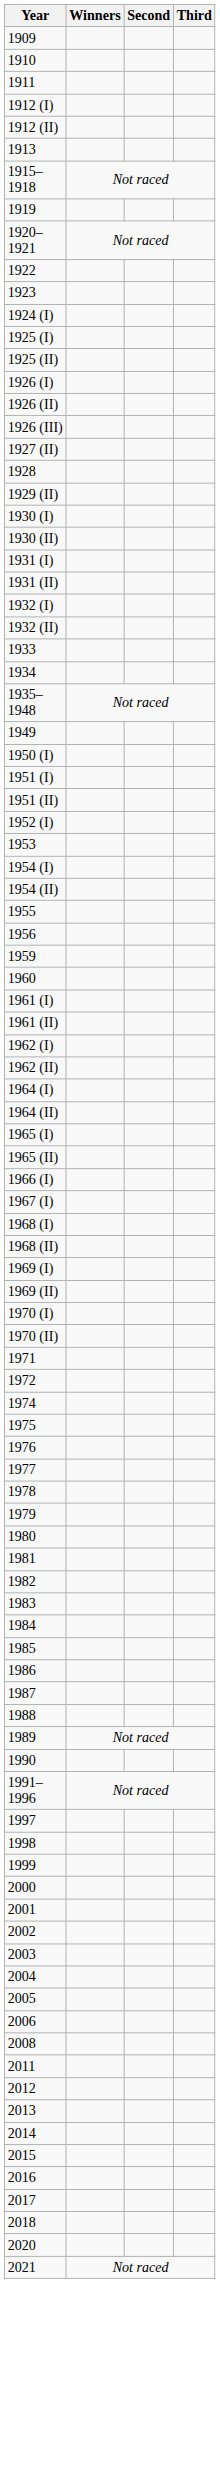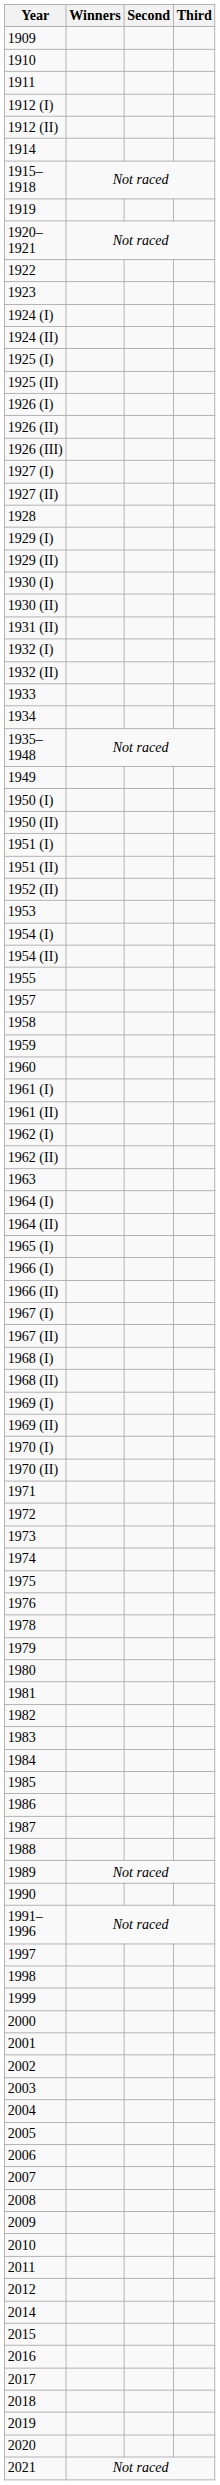- row: (22, 149)
+ row: (22, 149)
+ row: (33, 337)
+ row: (31, 471)
+ row: (31, 538)
- row: (31, 560)
+ row: (33, 822)
- row: (31, 822)
+ row: (33, 889)
- row: (22, 934)
+ row: (22, 1001)
+ row: (22, 1023)
+ row: (22, 1179)
- row: (33, 1157)
+ row: (33, 1291)
+ row: (33, 1335)
+ row: (22, 1536)
- row: (22, 1469)
+ row: (22, 2178)
+ row: (22, 2222)
+ row: (22, 2245)
- row: (22, 2111)
+ row: (22, 2423)
